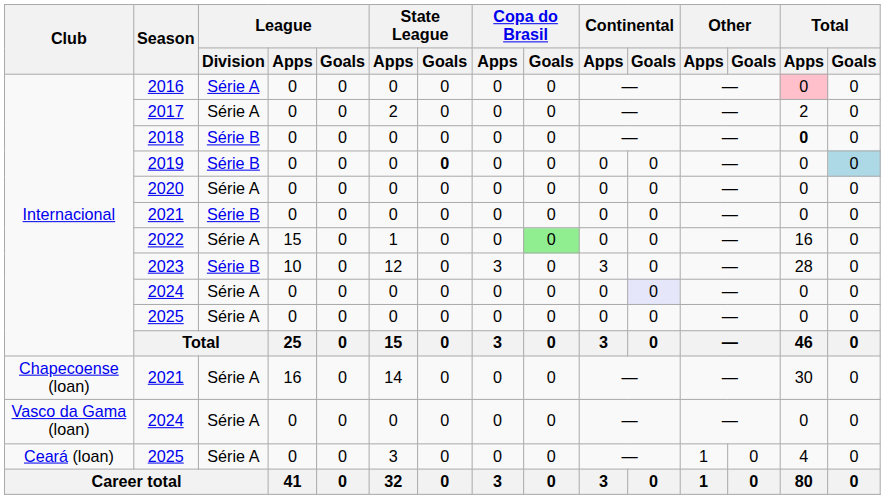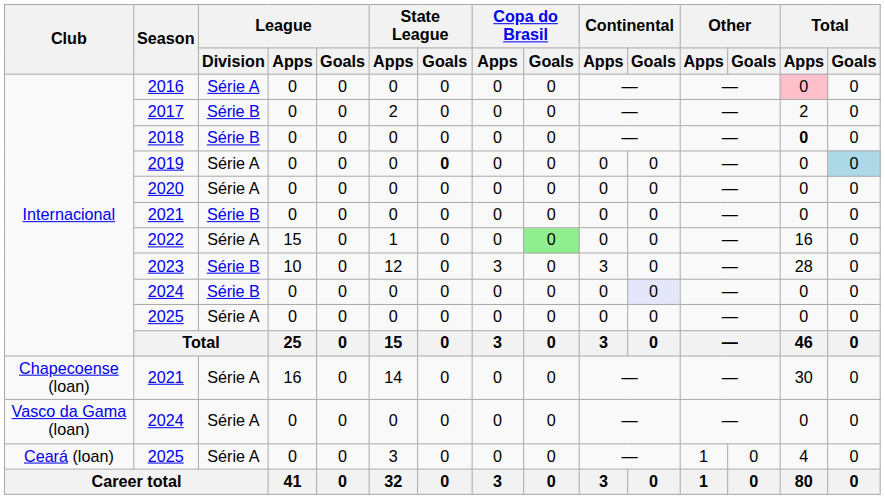(233, 112) Série A -> (233, 112) Série B
(233, 163) Série B -> (233, 163) Série A
(233, 291) Série A -> (233, 291) Série B
